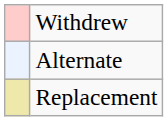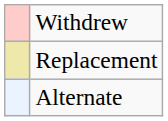rows swapped: (96, 97) <-> (79, 60)
